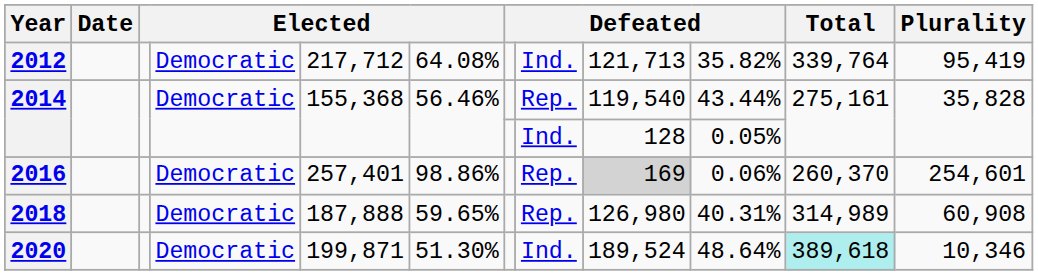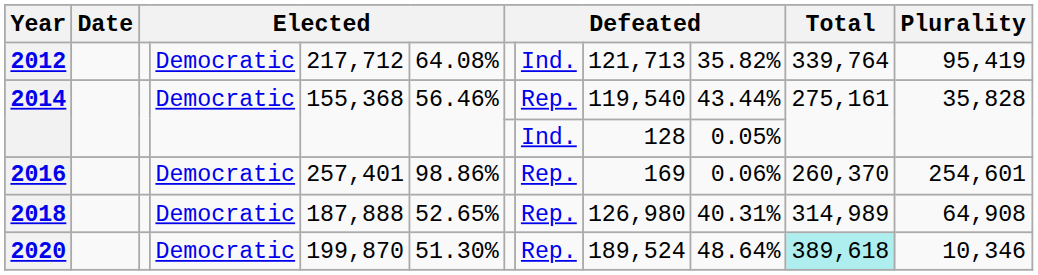(665, 176) lightgrey background -> (665, 176) no background
(457, 213) 59.65% -> (457, 213) 52.65%
(984, 213) 60,908 -> (984, 213) 64,908
(355, 251) 199,871 -> (355, 251) 199,870
(549, 251) Ind. -> (549, 251) Rep.
